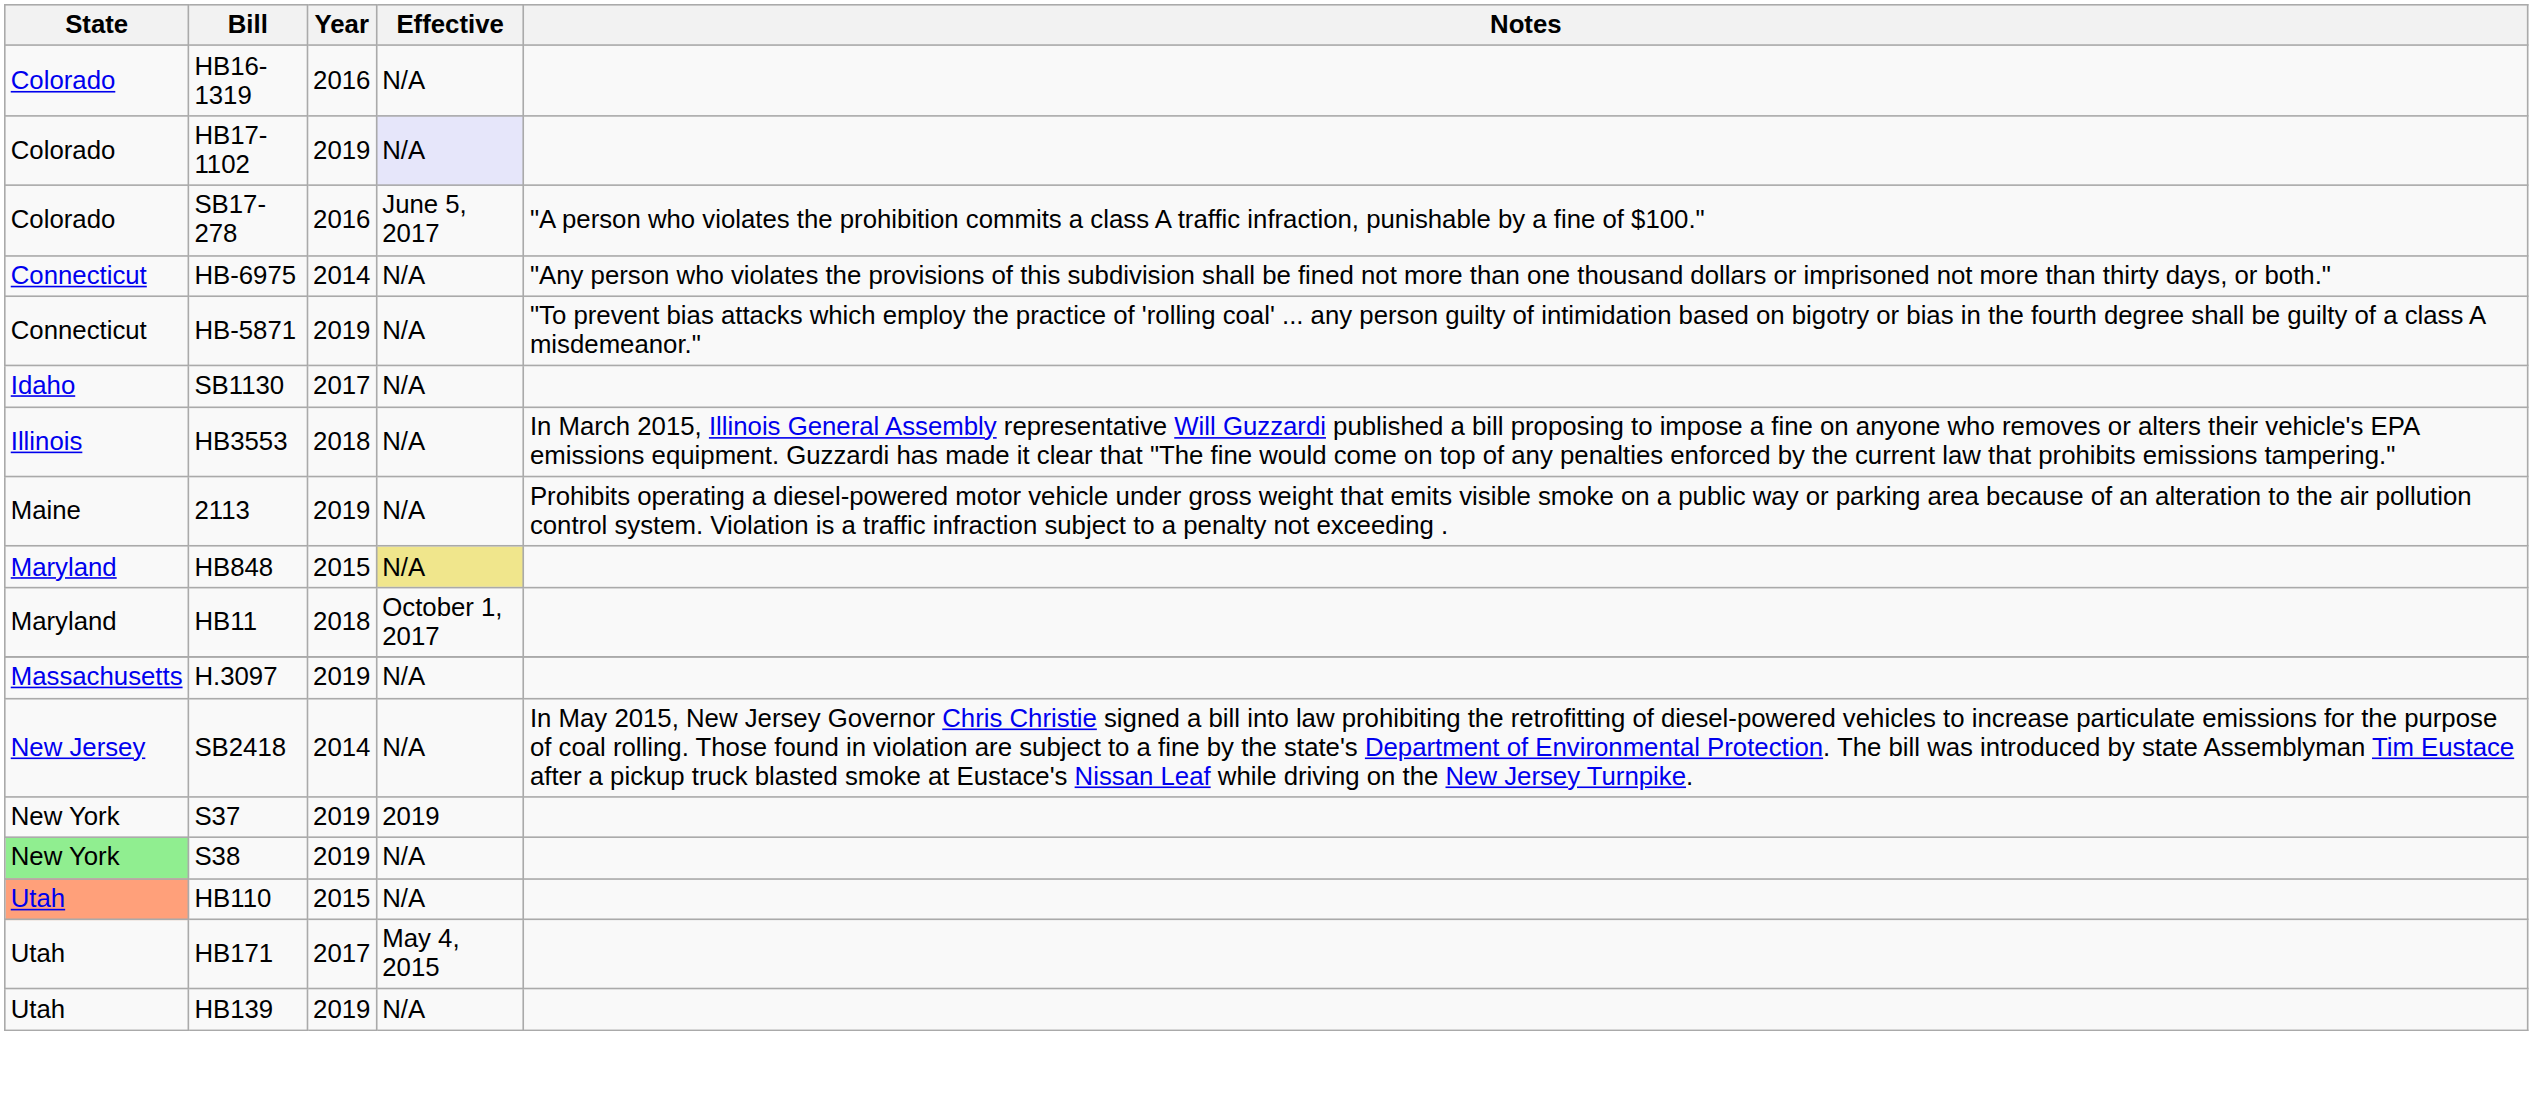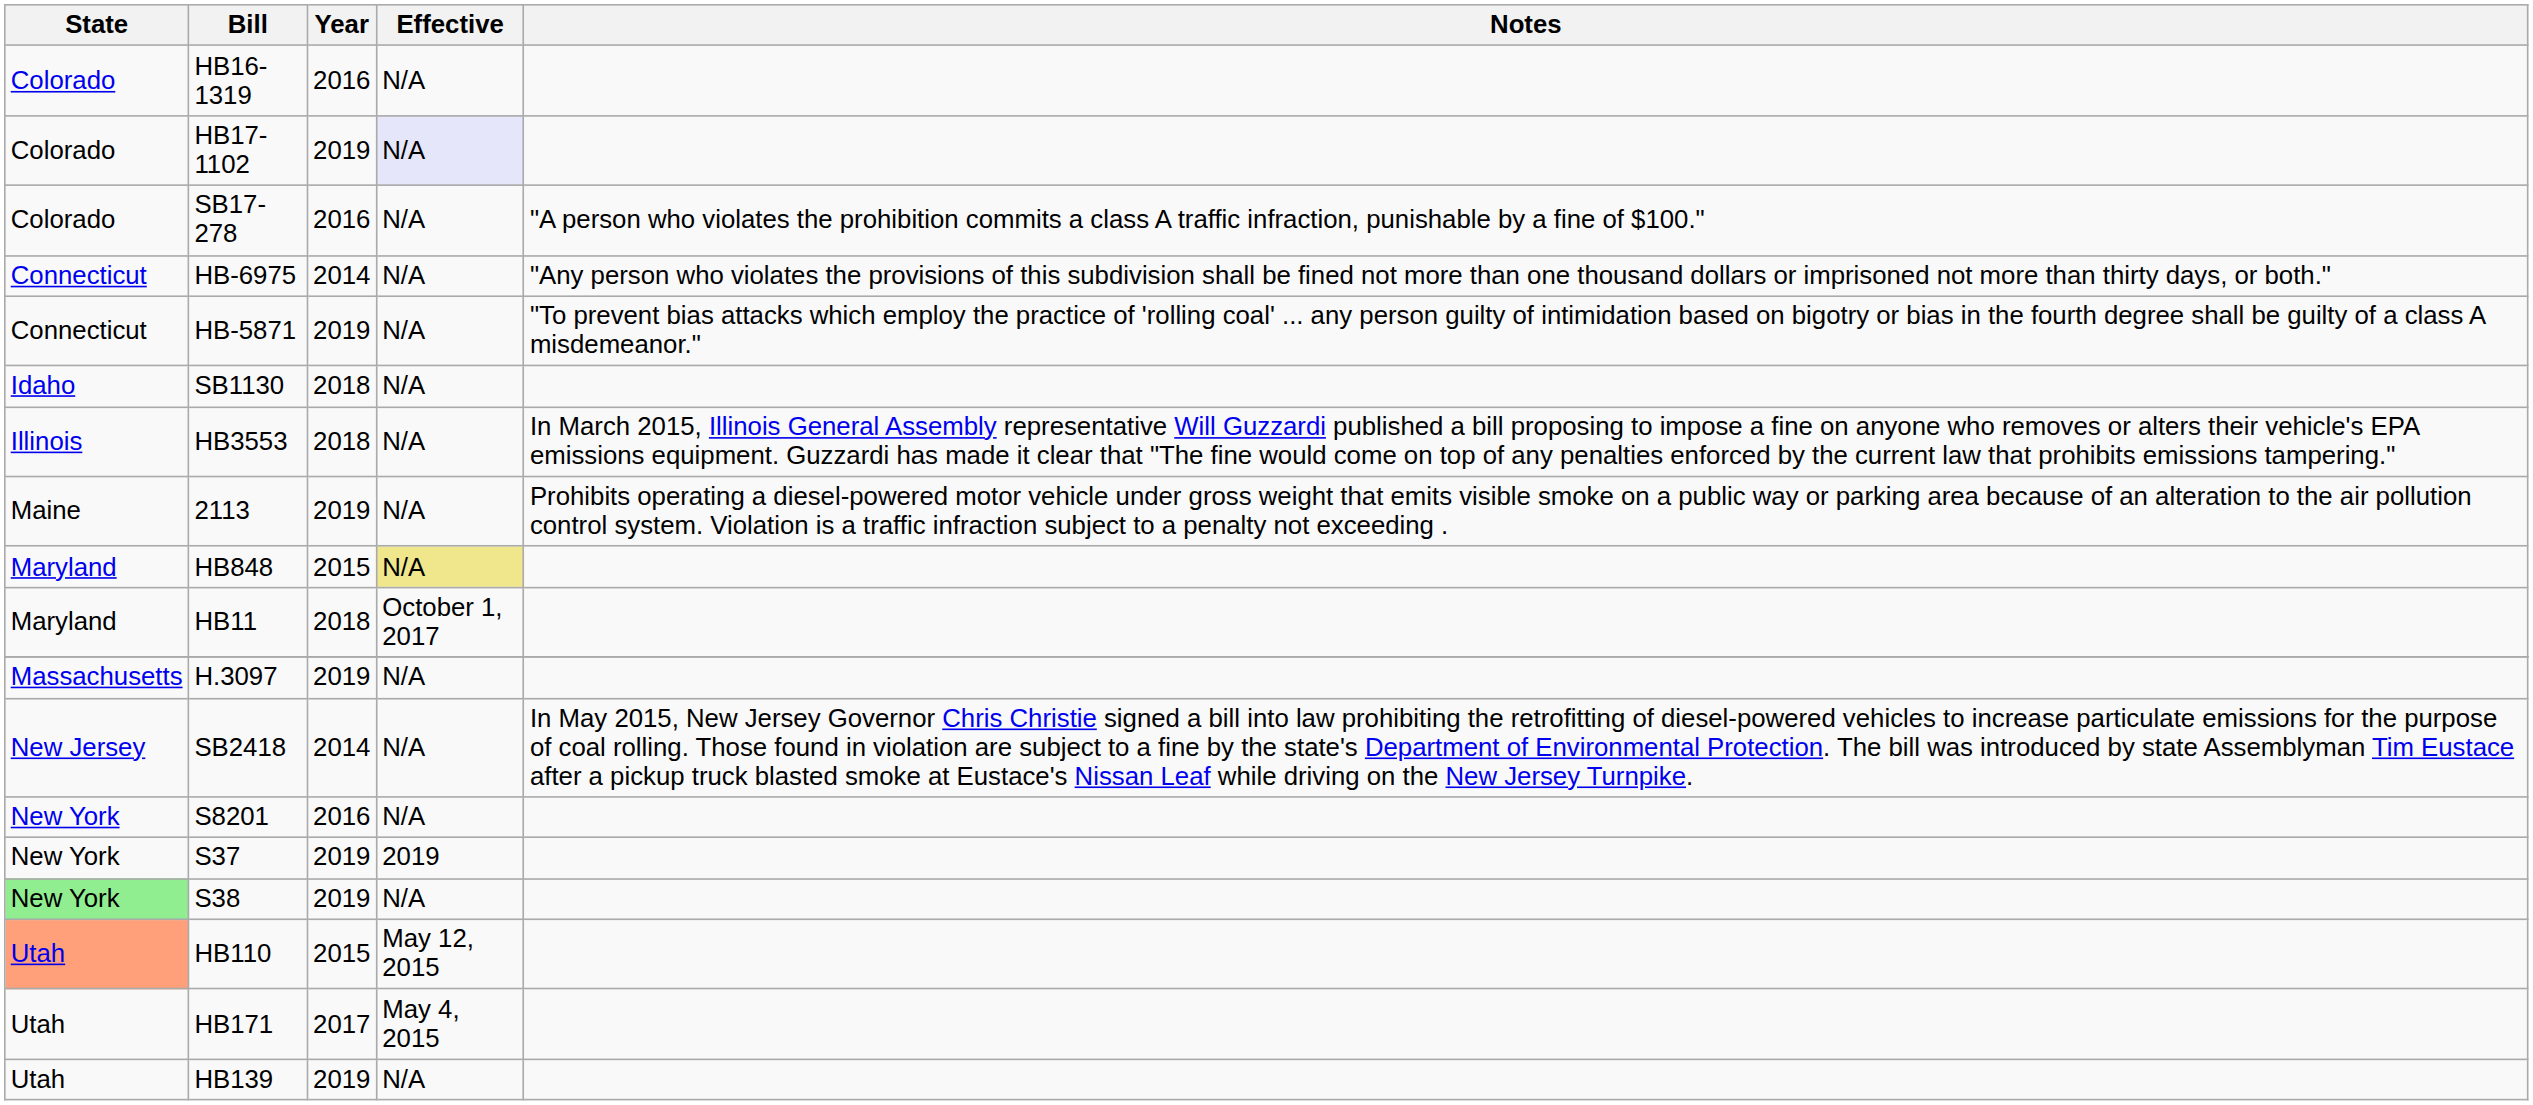(424, 219) June 5, 2017 -> (404, 219) N/A
(342, 385) 2017 -> (342, 385) 2018
+ row: (232, 816)
(404, 898) N/A -> (428, 953) May 12, 2015
